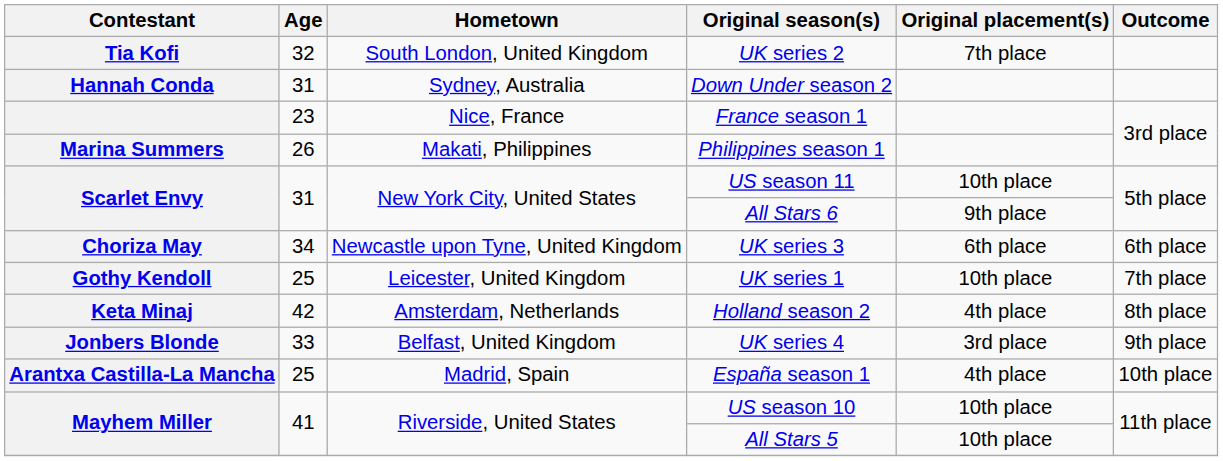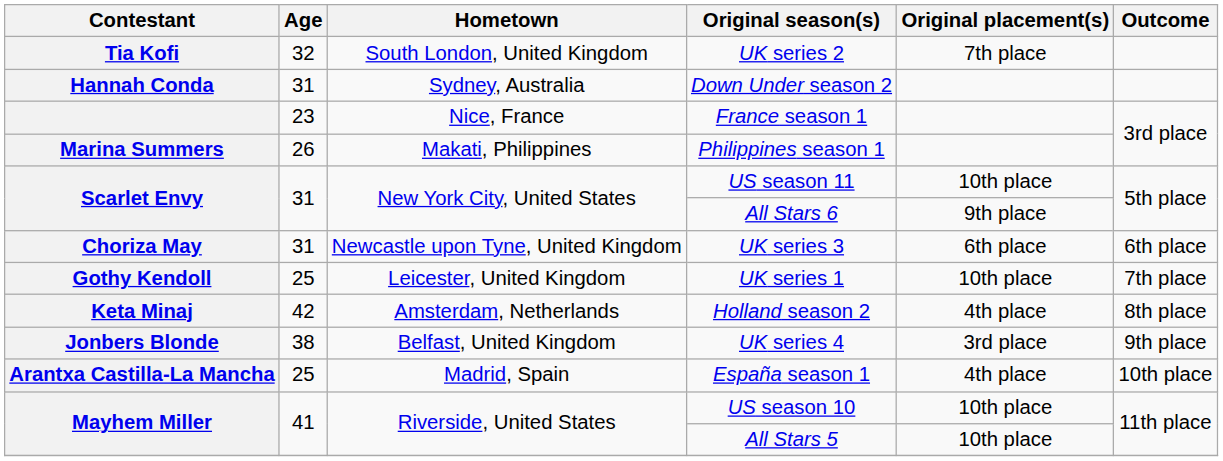(303, 246) 34 -> (303, 246) 31
(303, 342) 33 -> (303, 342) 38
